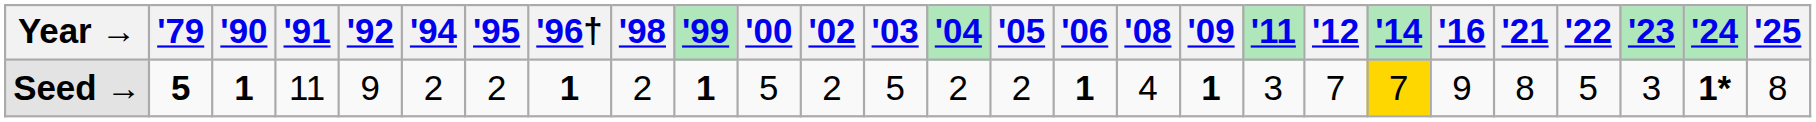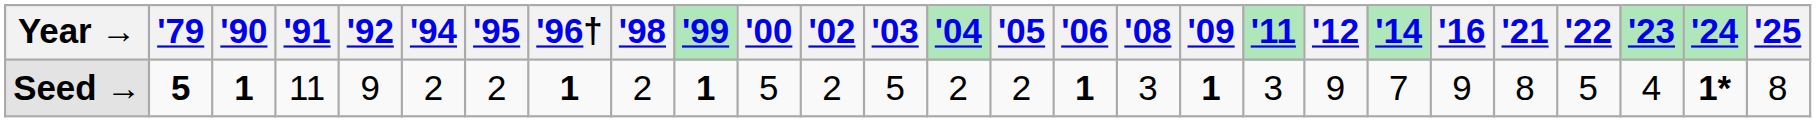(1148, 87) 4 -> (1148, 87) 3
(1336, 87) 7 -> (1336, 87) 9
(1399, 87) gold background -> (1399, 87) no background
(1651, 87) 3 -> (1651, 87) 4
